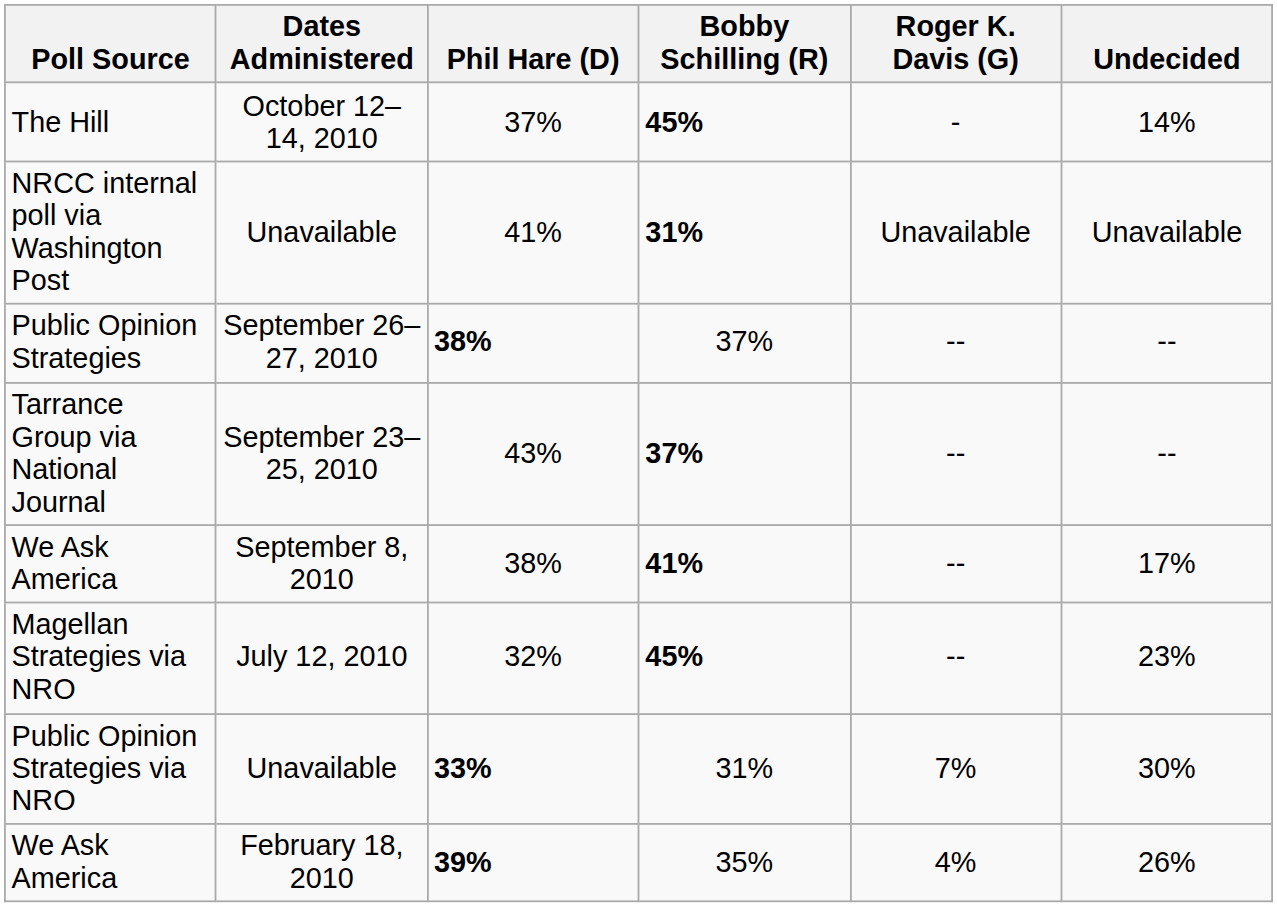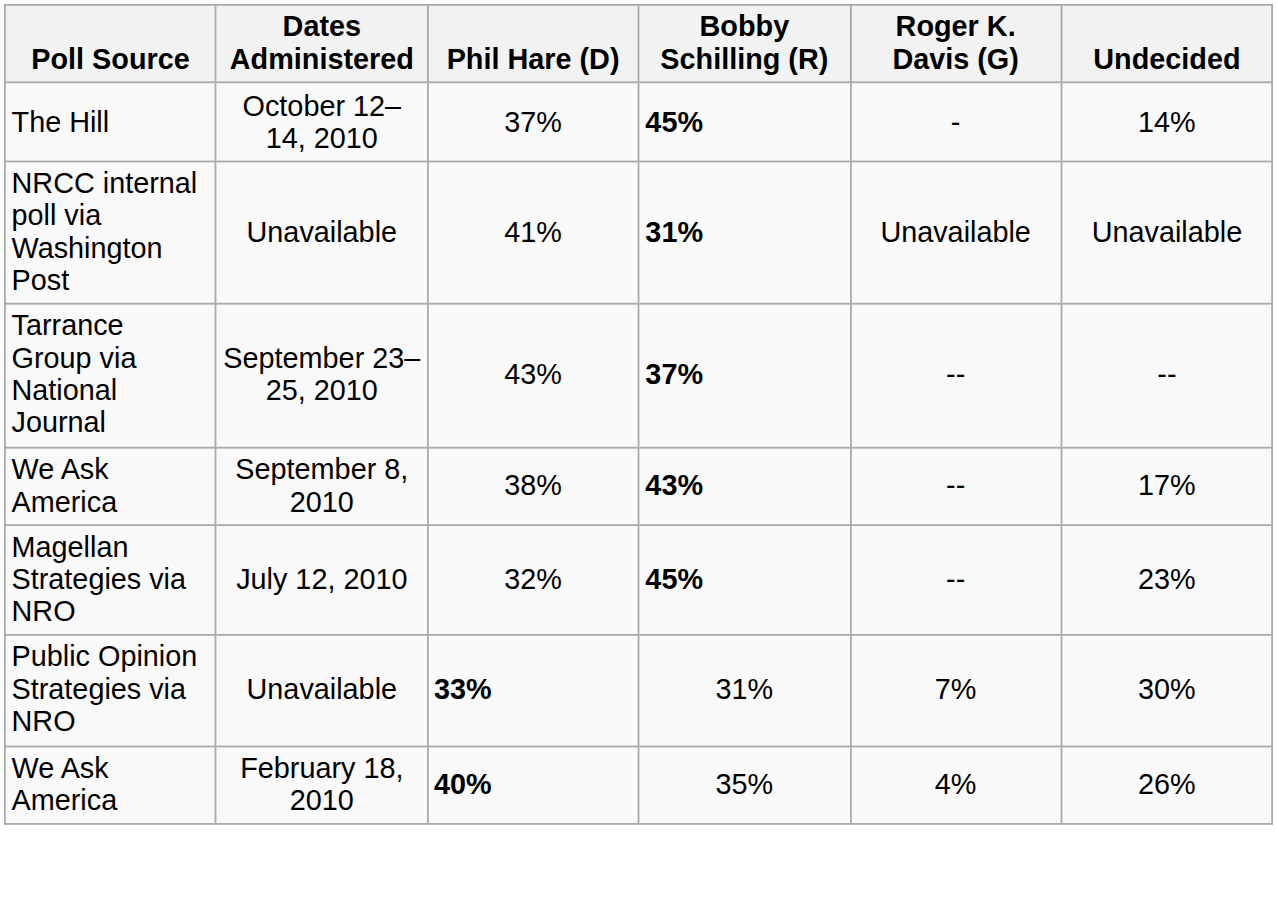- row: (104, 342)
(674, 563) 41% -> (674, 485) 43%
(463, 862) 39% -> (463, 784) 40%
